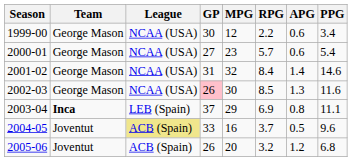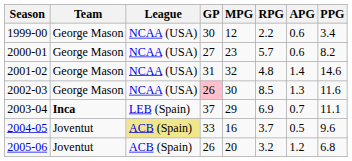(328, 52) 5.4 -> (328, 52) 8.2
(266, 71) 8.4 -> (266, 71) 4.8
(297, 109) 0.8 -> (297, 109) 0.7
